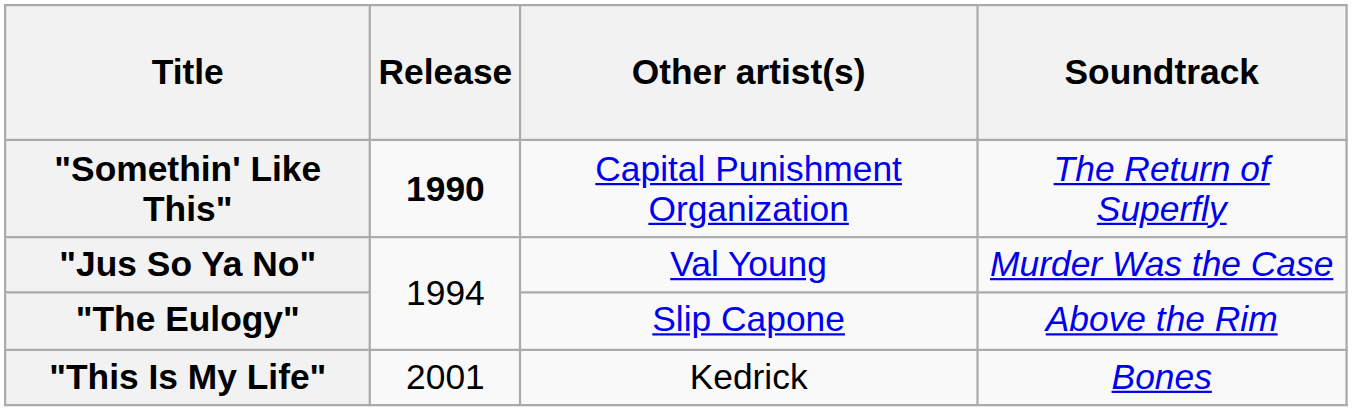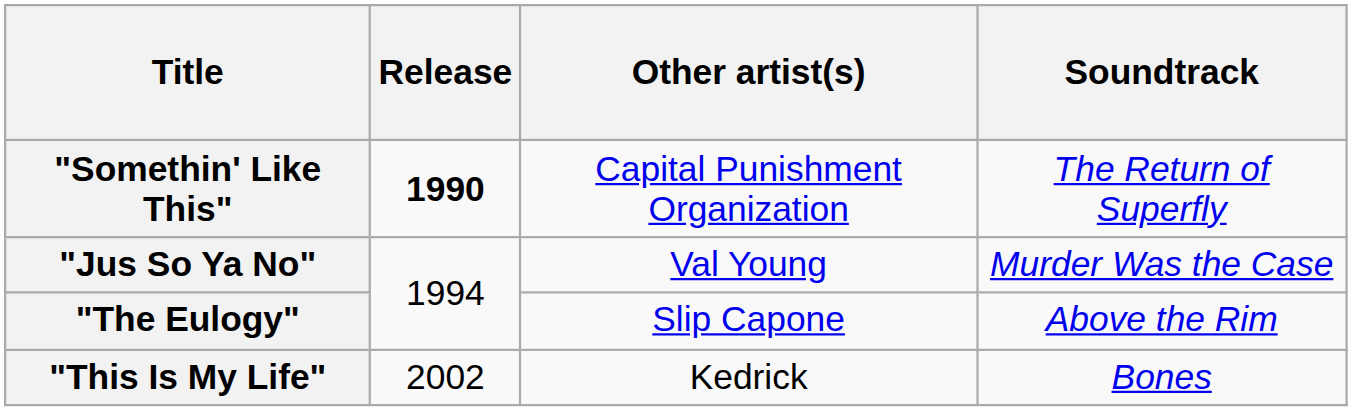(445, 376) 2001 -> (445, 376) 2002
